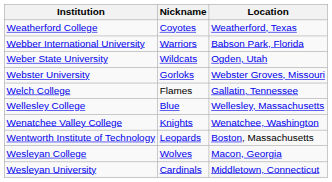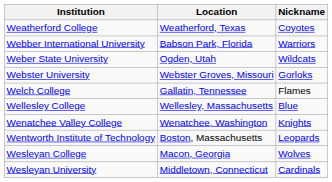columns swapped: (183, 12) <-> (268, 12)
